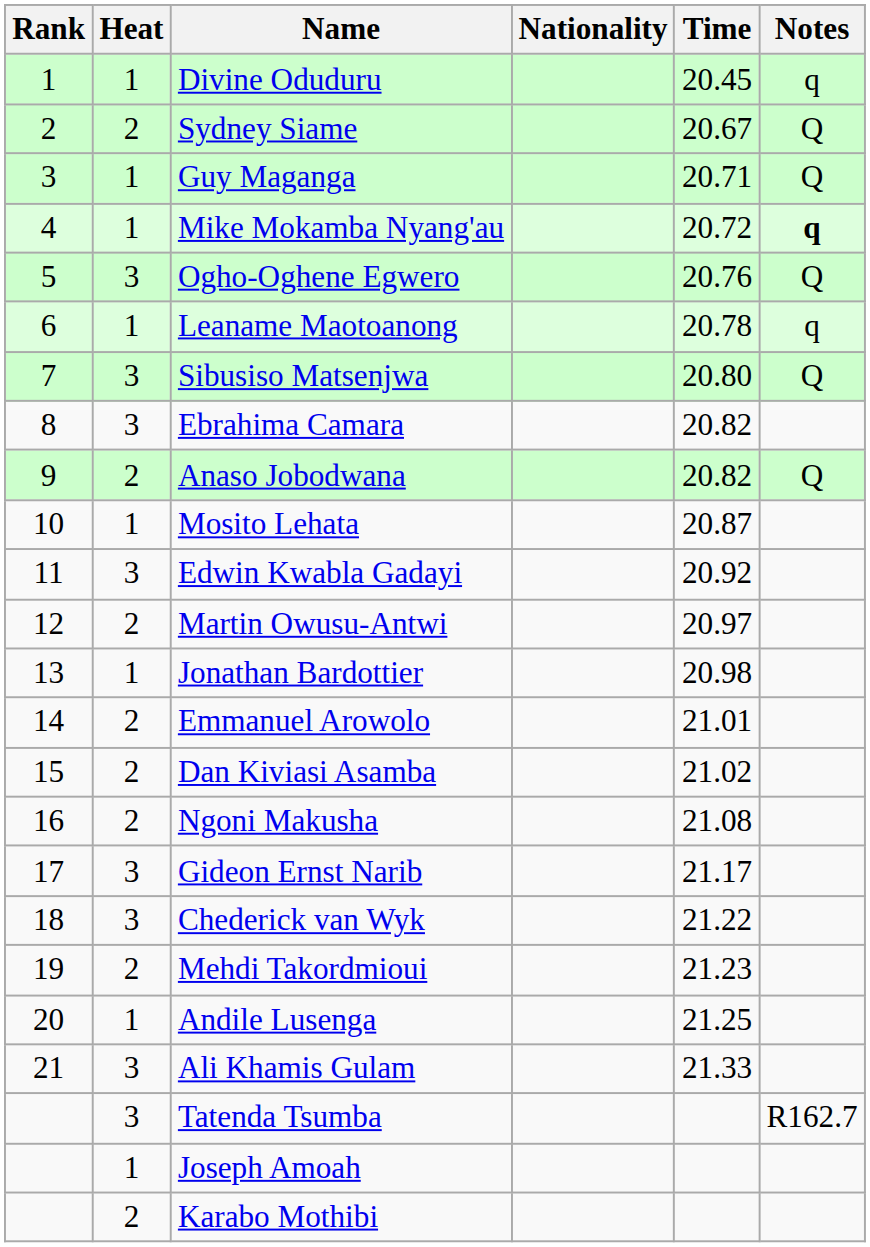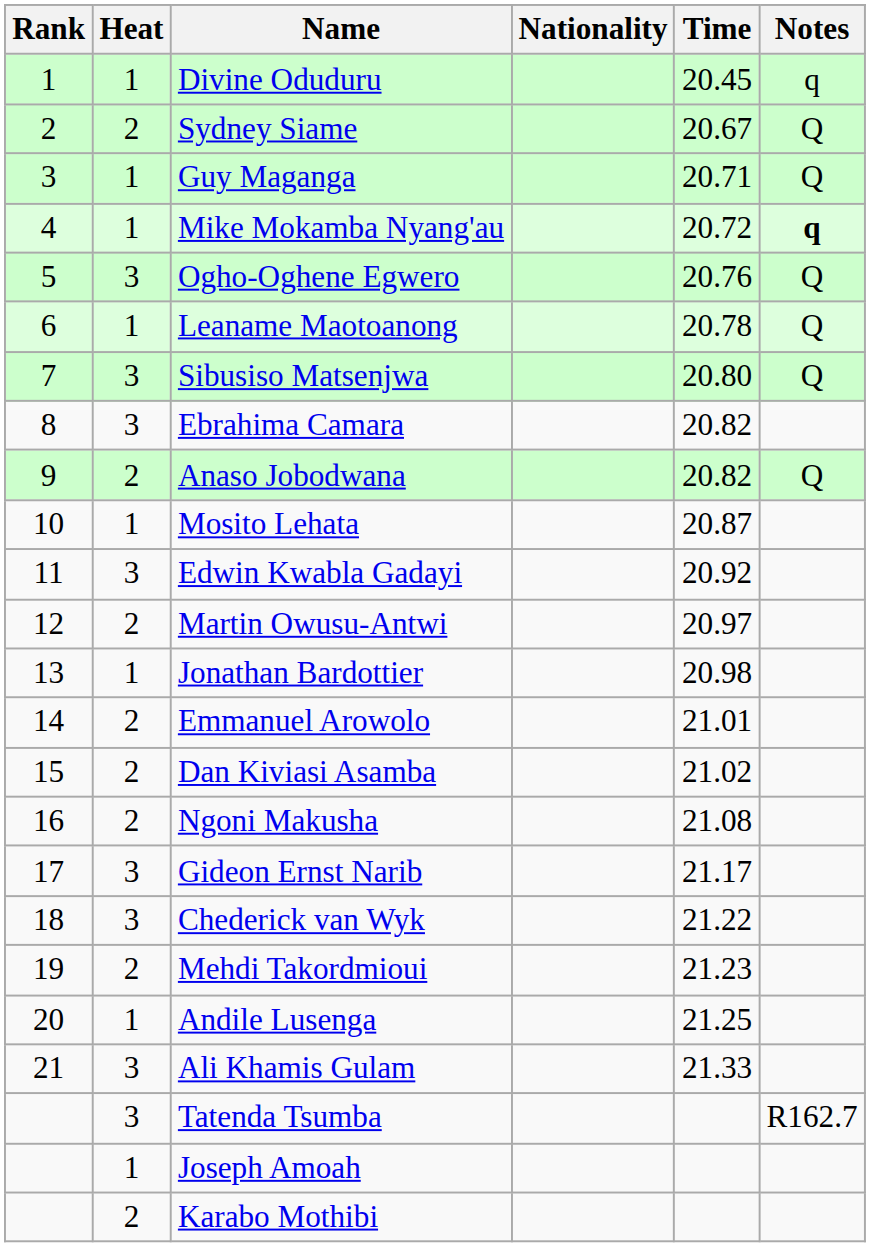(812, 326) q -> (812, 326) Q
